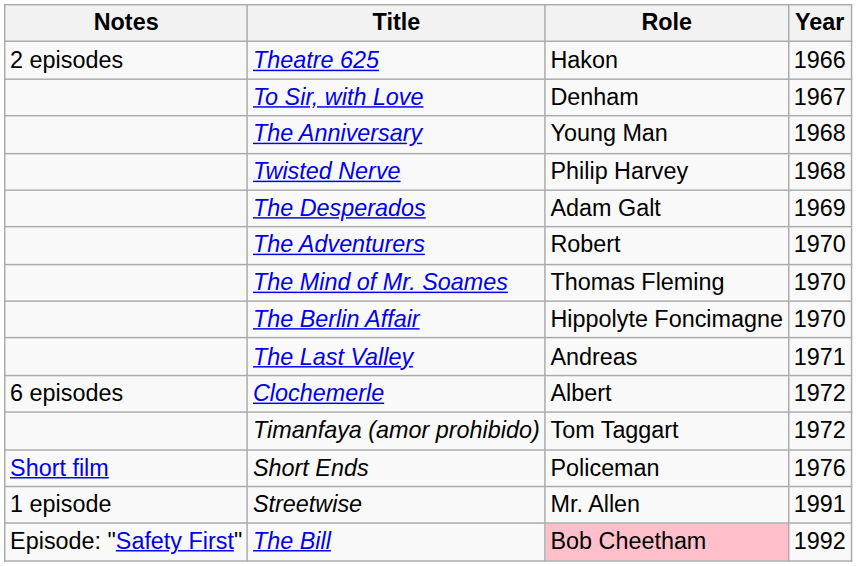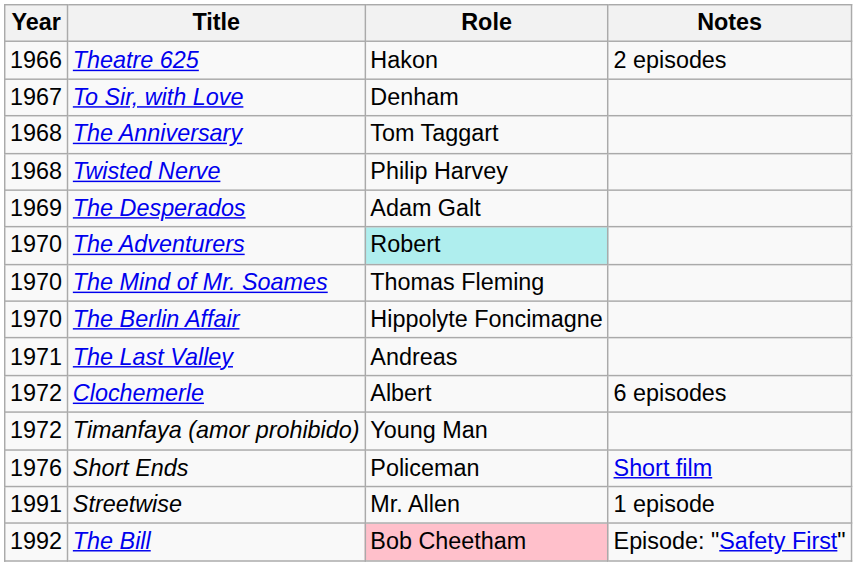columns swapped: (820, 23) <-> (126, 23)
(609, 134) Young Man -> (434, 134) Tom Taggart
(586, 245) no background -> (405, 245) paleturquoise background
(615, 430) Tom Taggart -> (429, 430) Young Man
